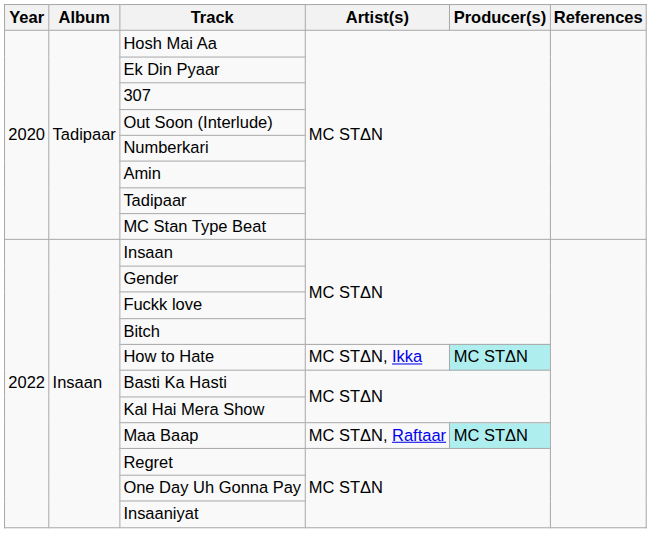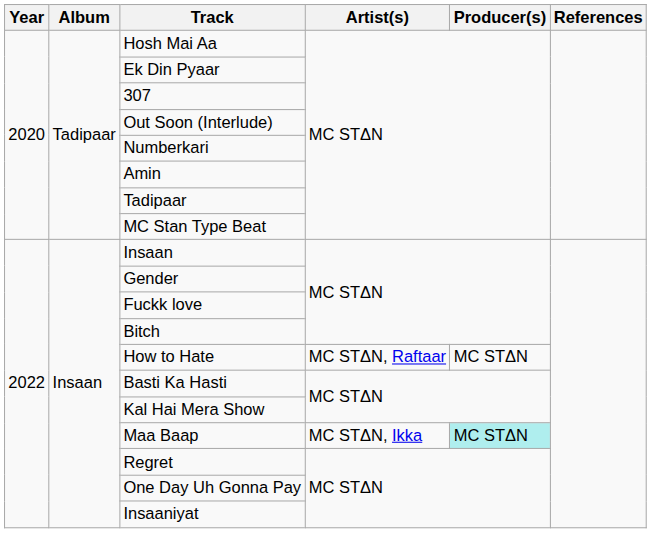(365, 357) MC STΔN, Ikka -> (377, 357) MC STΔN, Raftaar
(491, 357) paleturquoise background -> (491, 357) no background
(377, 435) MC STΔN, Raftaar -> (365, 435) MC STΔN, Ikka
